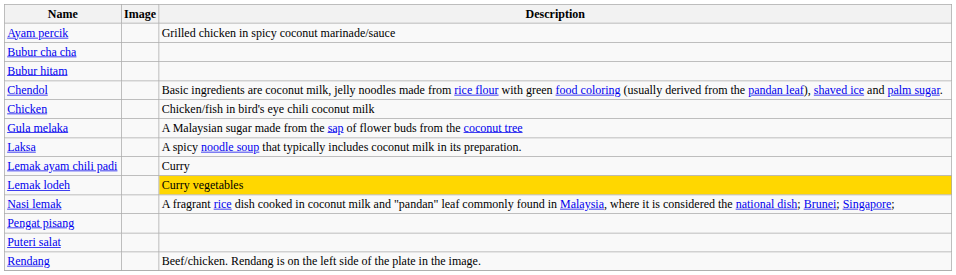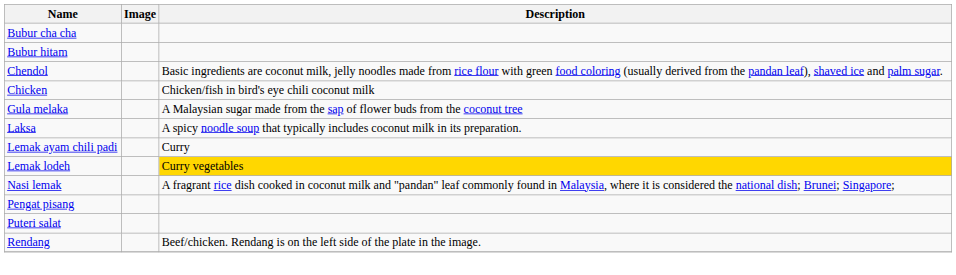- row: (38, 33)
